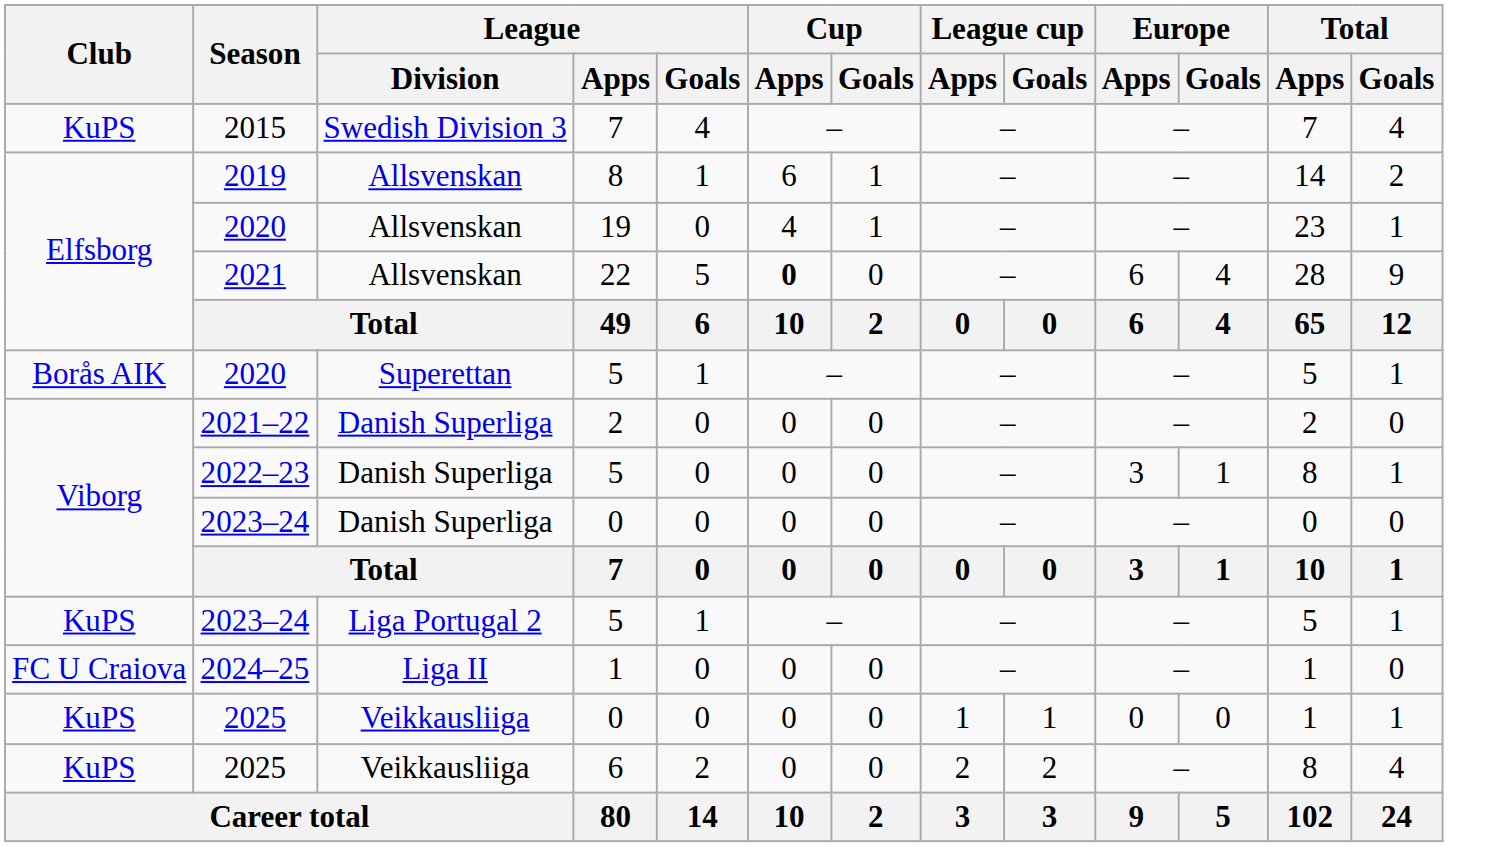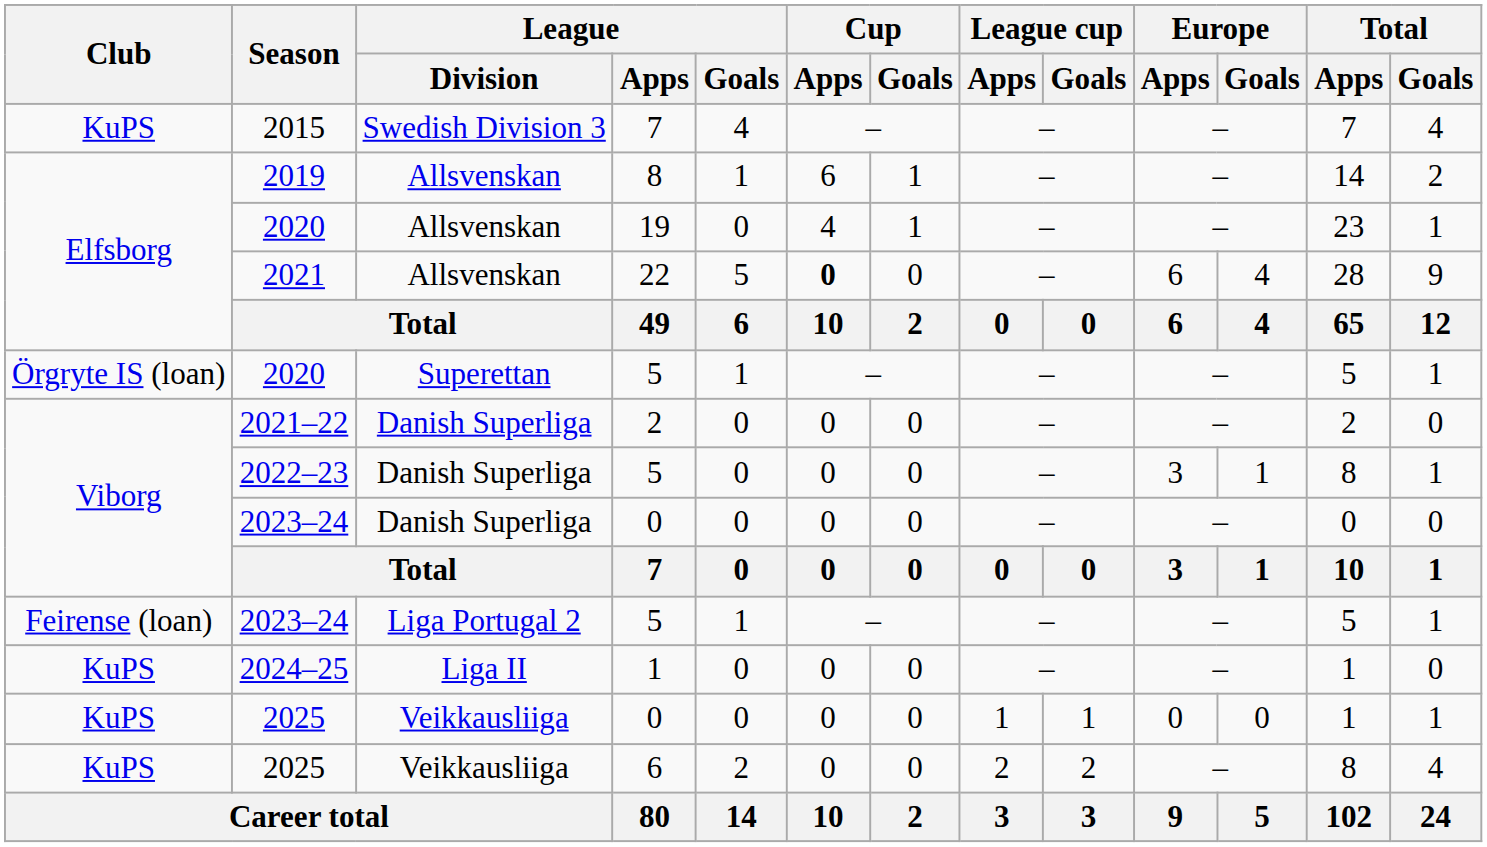(99, 373) Borås AIK -> (119, 373) Örgryte IS (loan)
(99, 619) KuPS -> (119, 619) Feirense (loan)
(99, 669) FC U Craiova -> (119, 669) KuPS
